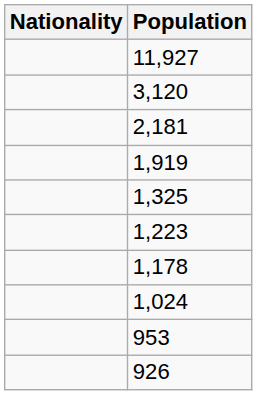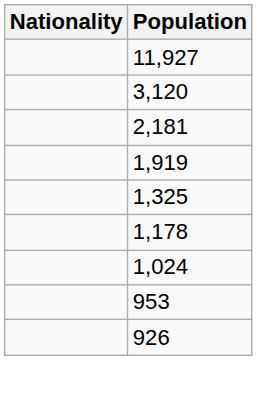- row: (160, 232)
